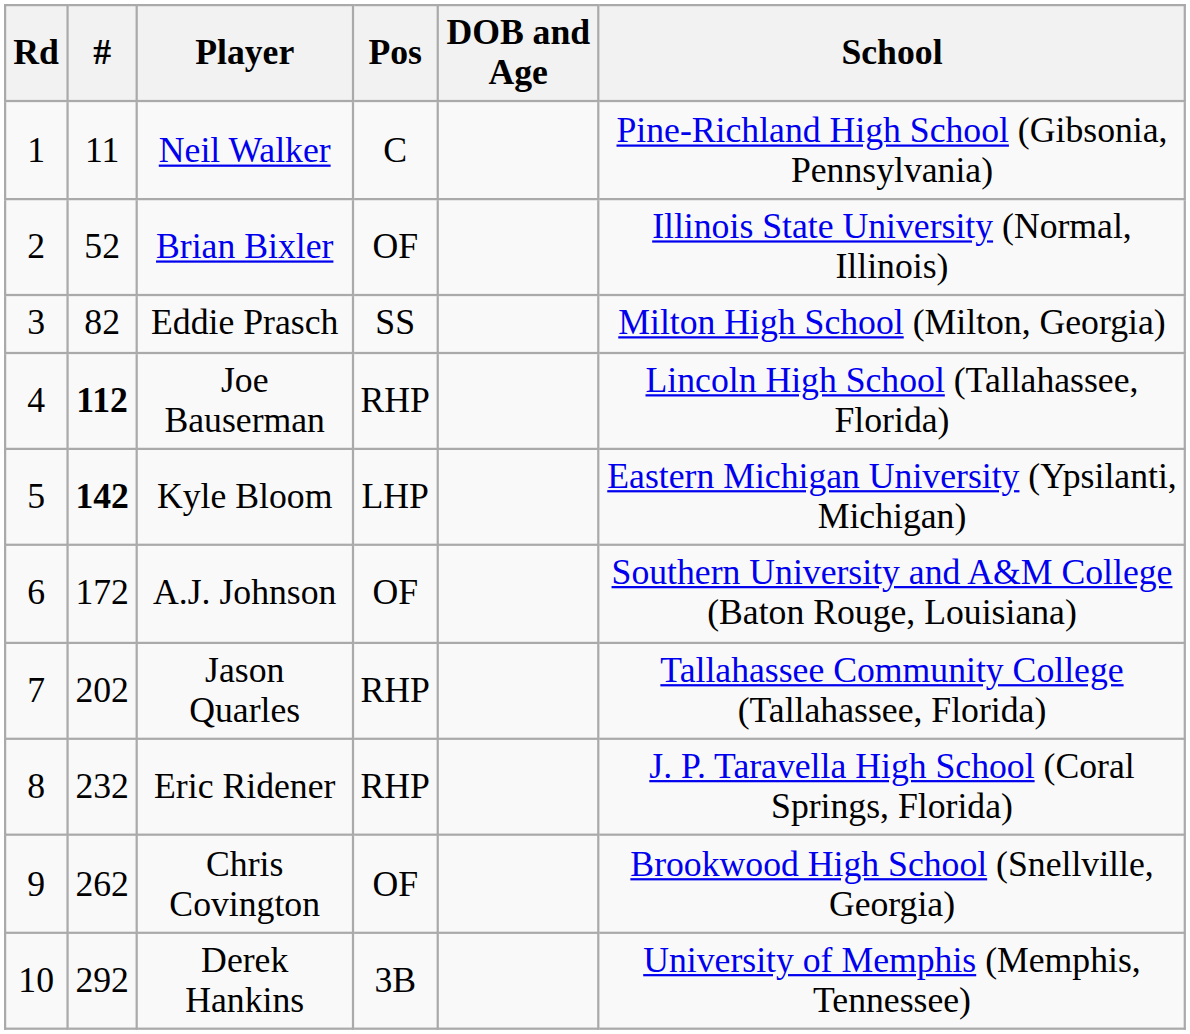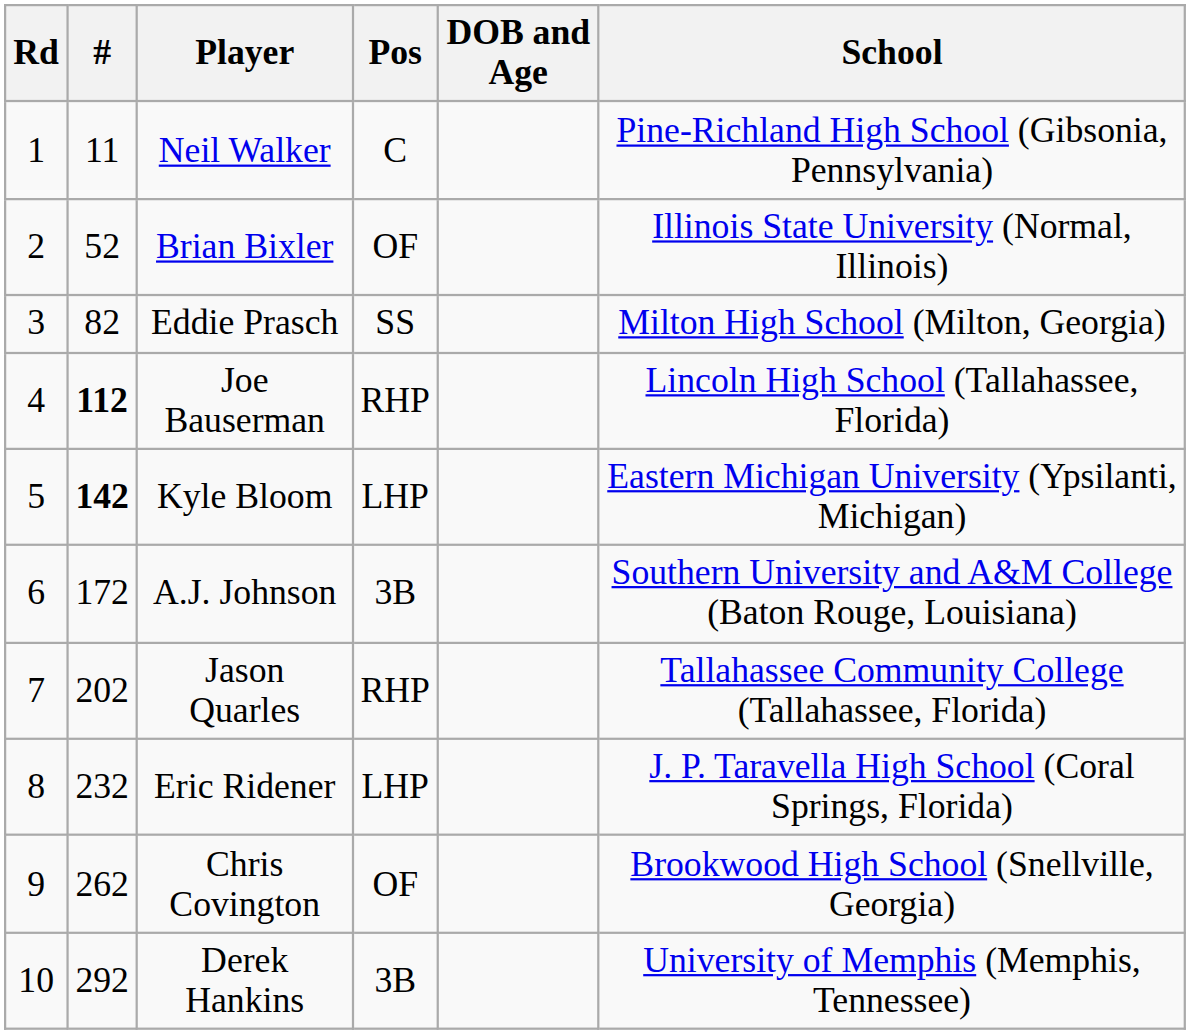(395, 593) OF -> (395, 593) 3B
(395, 786) RHP -> (395, 786) LHP
